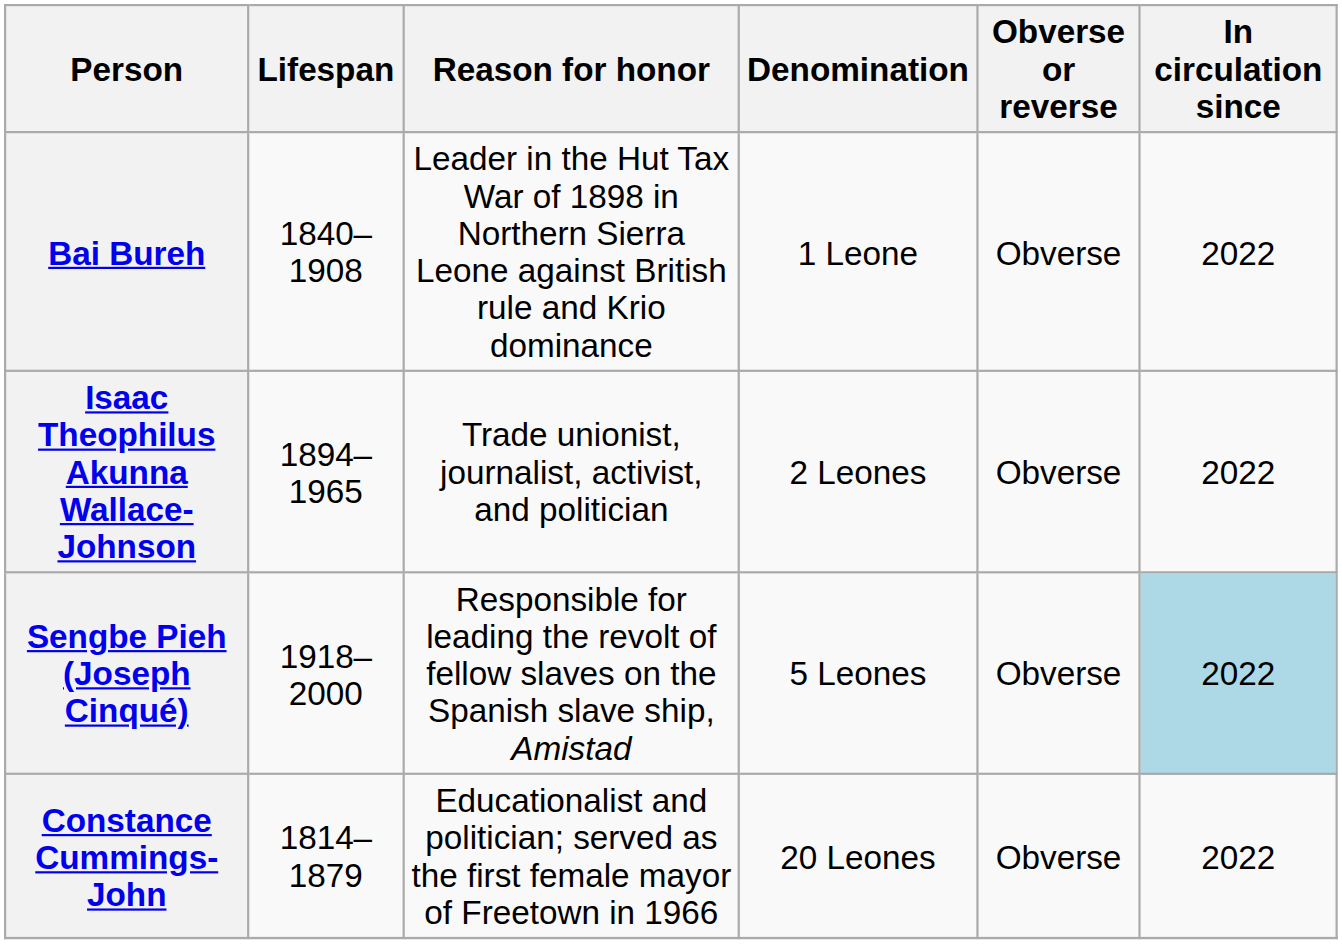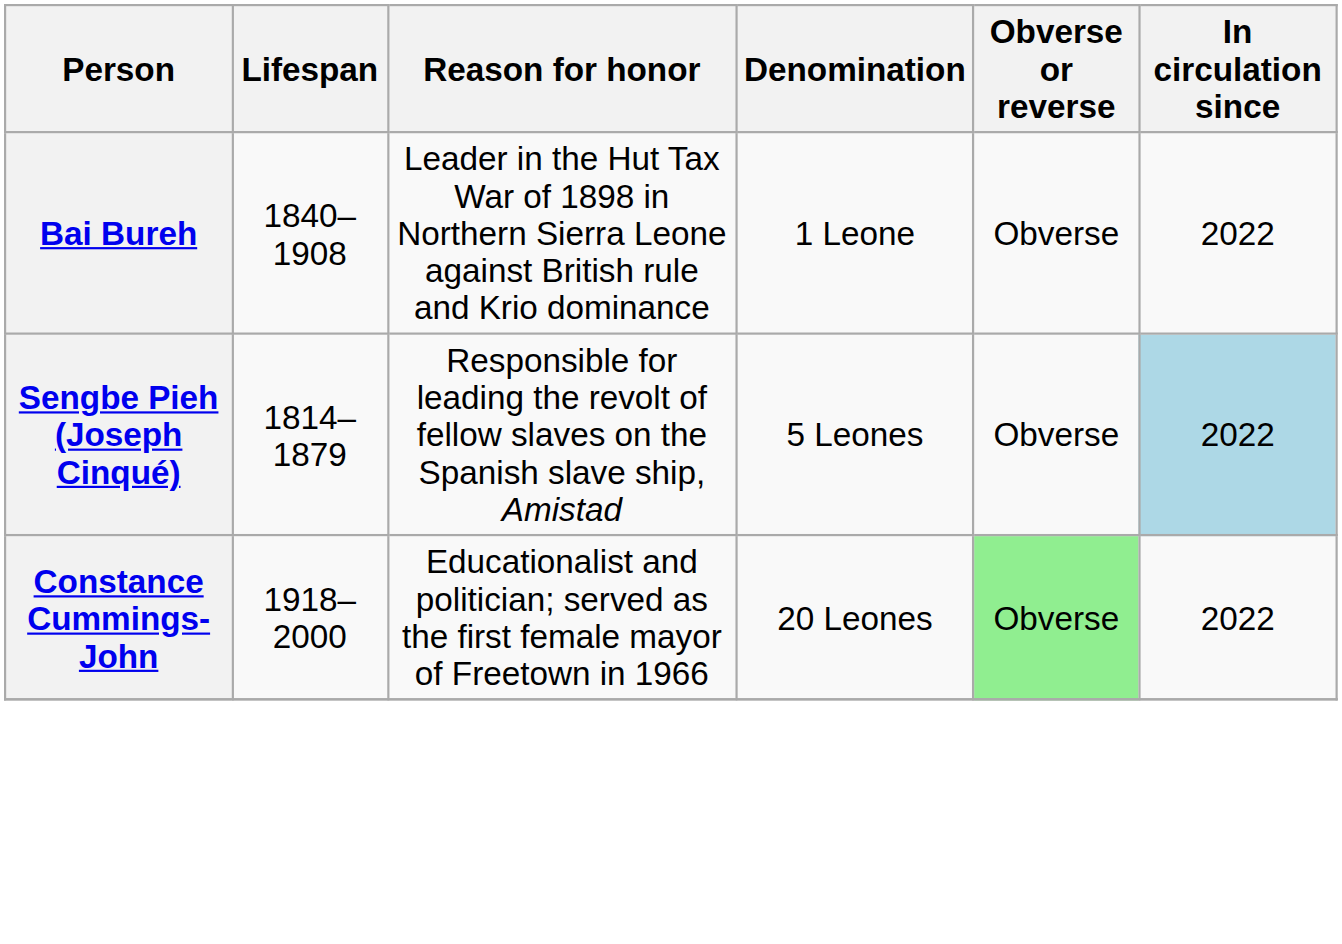- row: (127, 472)
(326, 674) 1918–2000 -> (310, 435) 1814–1879
(326, 857) 1814–1879 -> (310, 618) 1918–2000
(1059, 857) no background -> (1056, 618) lightgreen background
